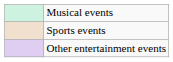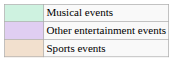rows swapped: (76, 30) <-> (106, 48)
